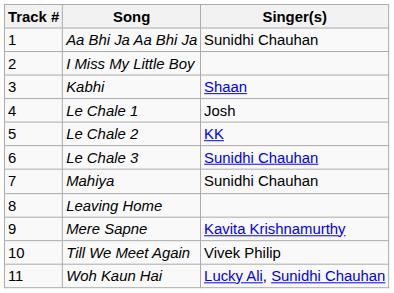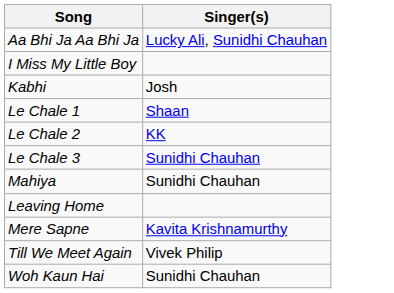- column: (34, 16)
(261, 40) Sunidhi Chauhan -> (236, 40) Lucky Ali, Sunidhi Chauhan
(226, 87) Shaan -> (162, 87) Josh
(220, 111) Josh -> (167, 111) Shaan
(295, 276) Lucky Ali, Sunidhi Chauhan -> (203, 276) Sunidhi Chauhan
